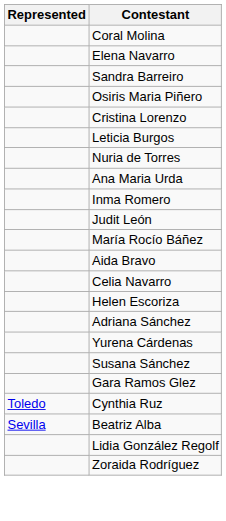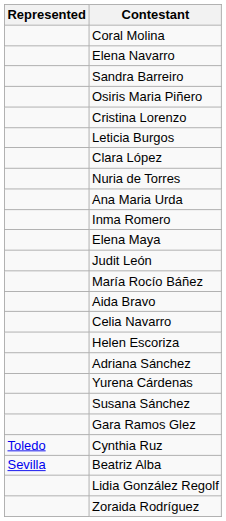+ row: (127, 158)
+ row: (126, 240)
